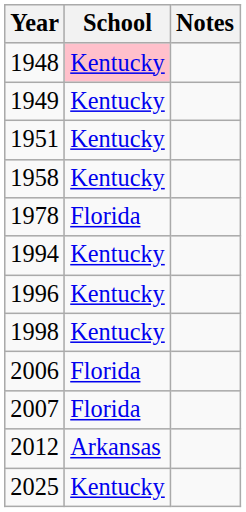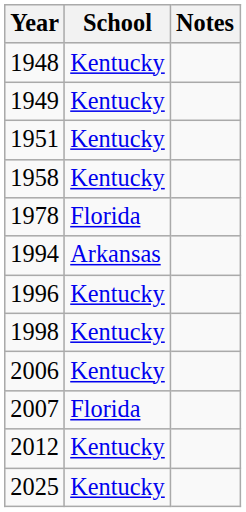(117, 62) pink background -> (117, 62) no background
(117, 255) Kentucky -> (115, 255) Arkansas
(105, 370) Florida -> (117, 370) Kentucky
(115, 448) Arkansas -> (117, 448) Kentucky
